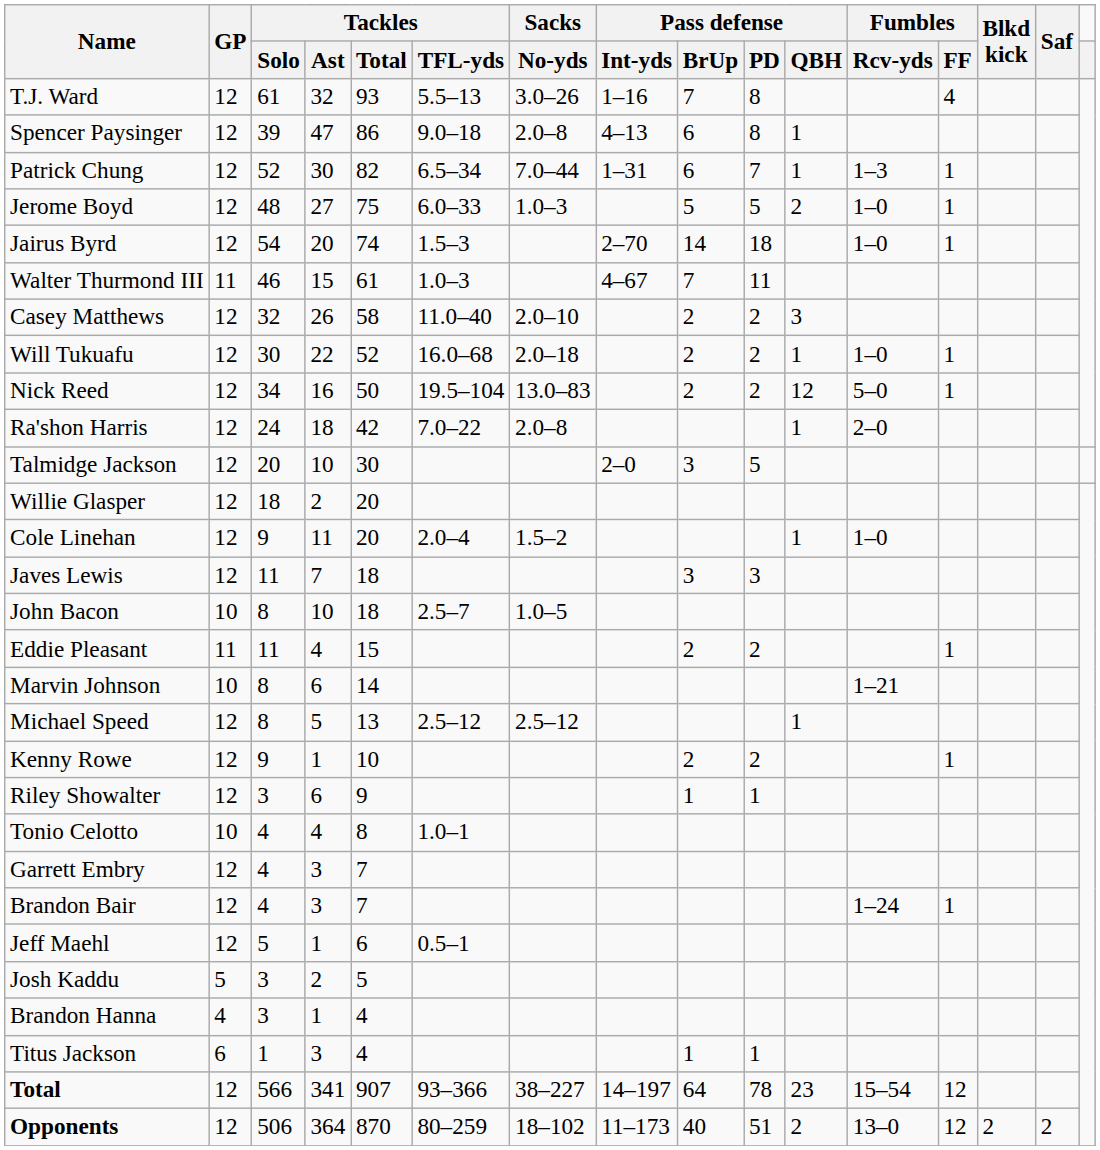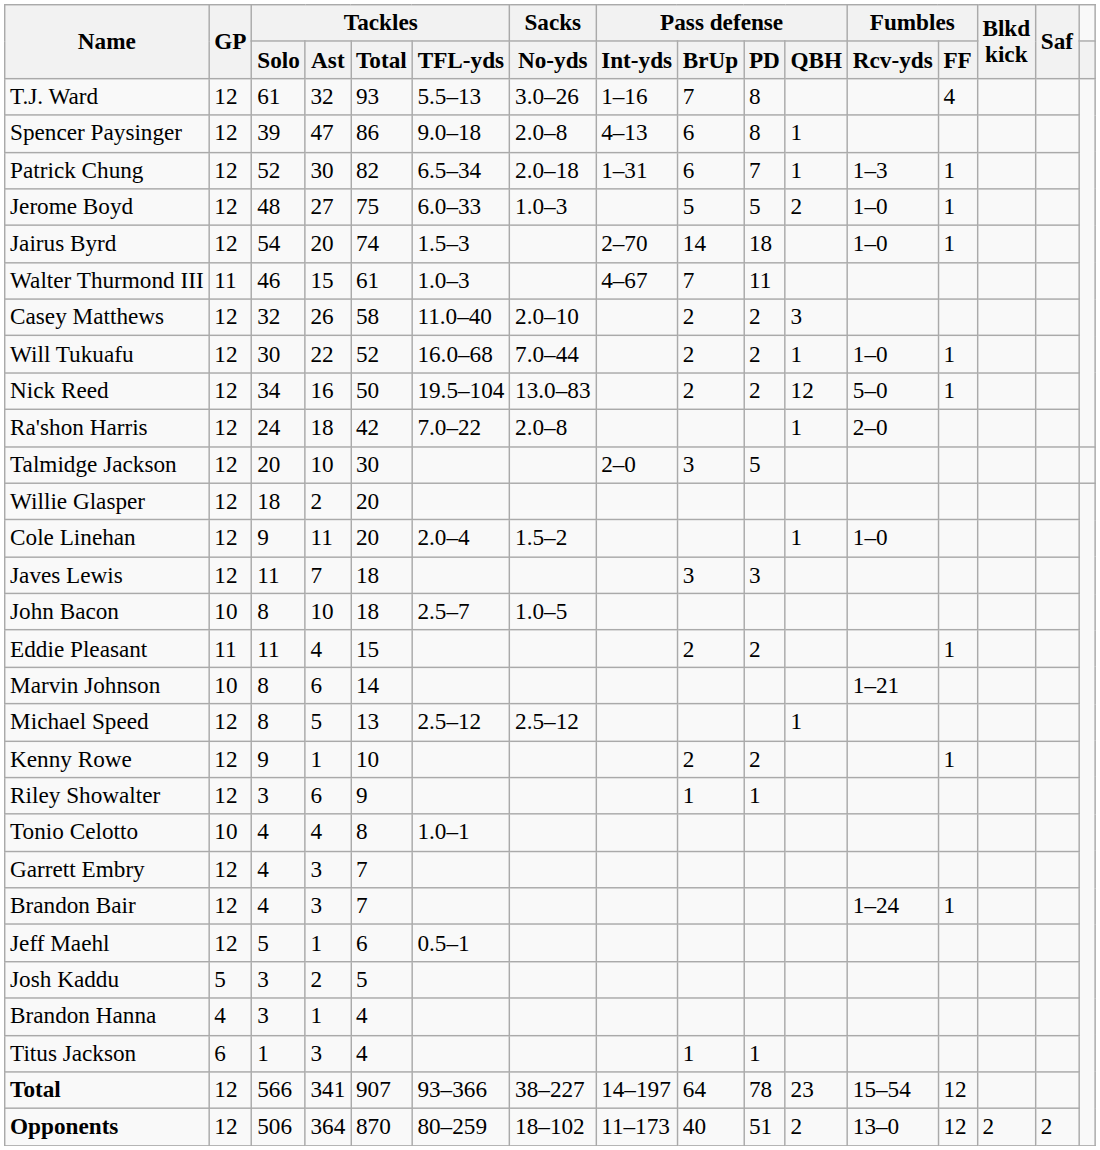(547, 170) 7.0–44 -> (547, 170) 2.0–18
(547, 354) 2.0–18 -> (547, 354) 7.0–44
